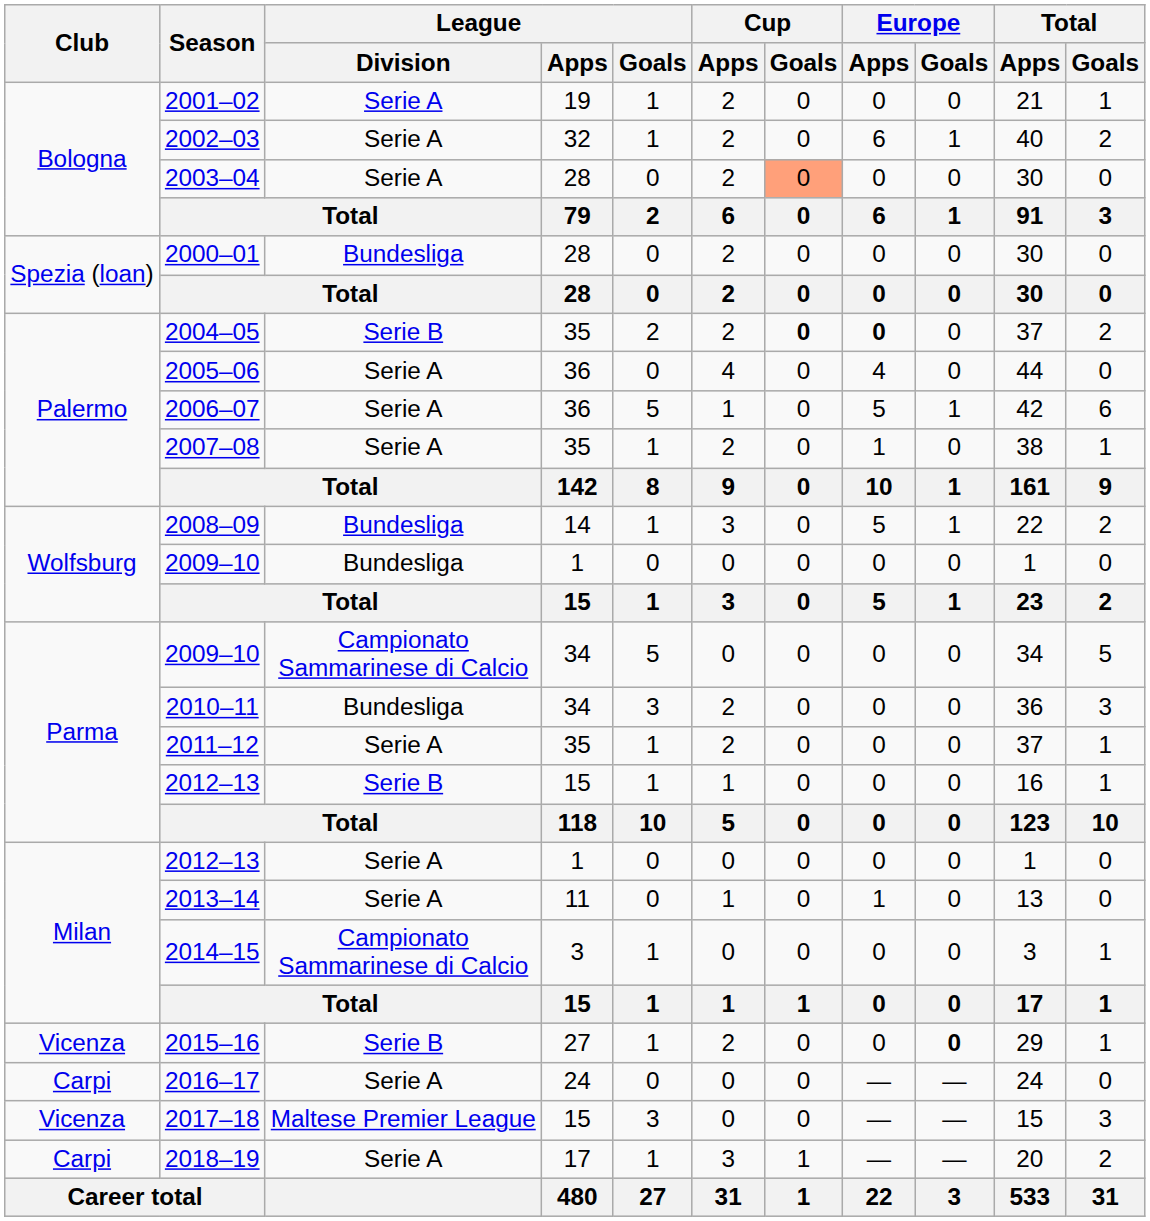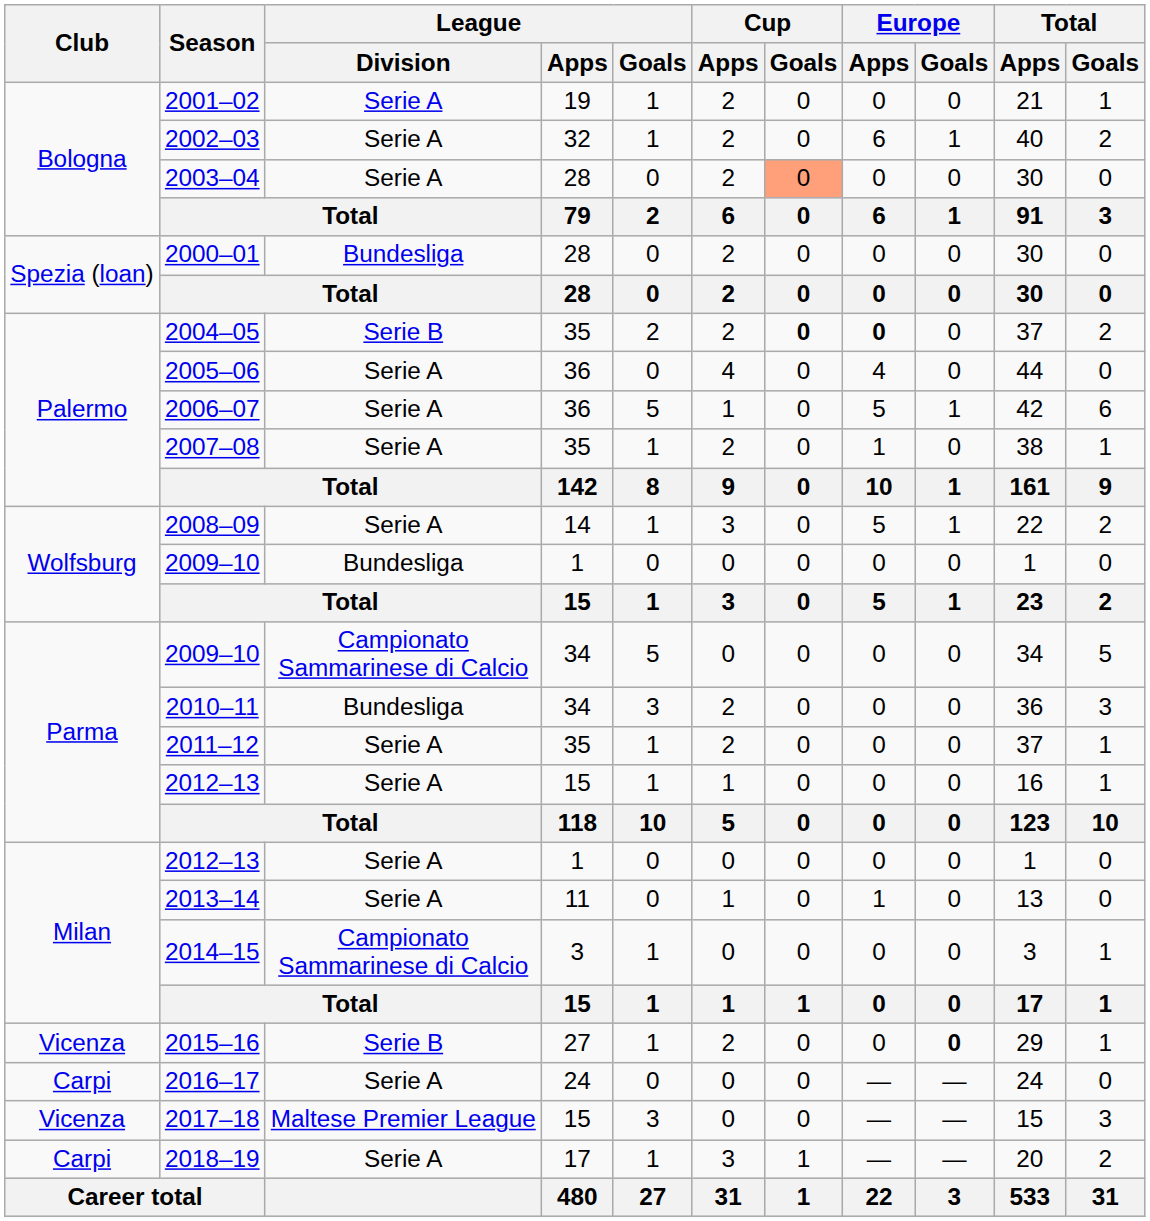(403, 525) Bundesliga -> (403, 525) Serie A
(403, 783) Serie B -> (403, 783) Serie A
